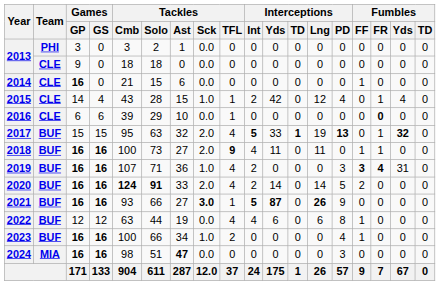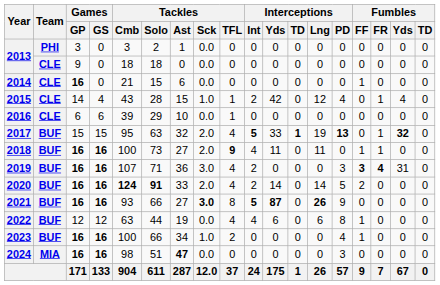(381, 116) bold -> (381, 116) normal
(207, 168) 1.0 -> (207, 168) 3.0
(232, 202) 1 -> (232, 202) 8
